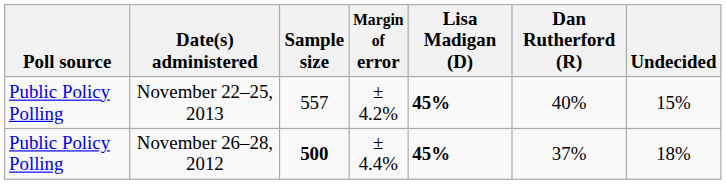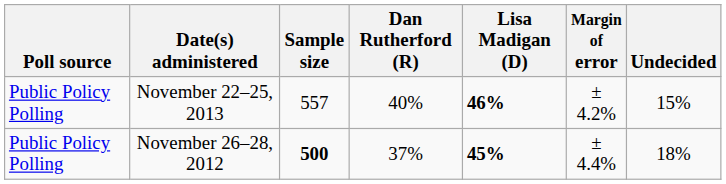columns swapped: (378, 41) <-> (569, 40)
(431, 102) 45% -> (486, 102) 46%
